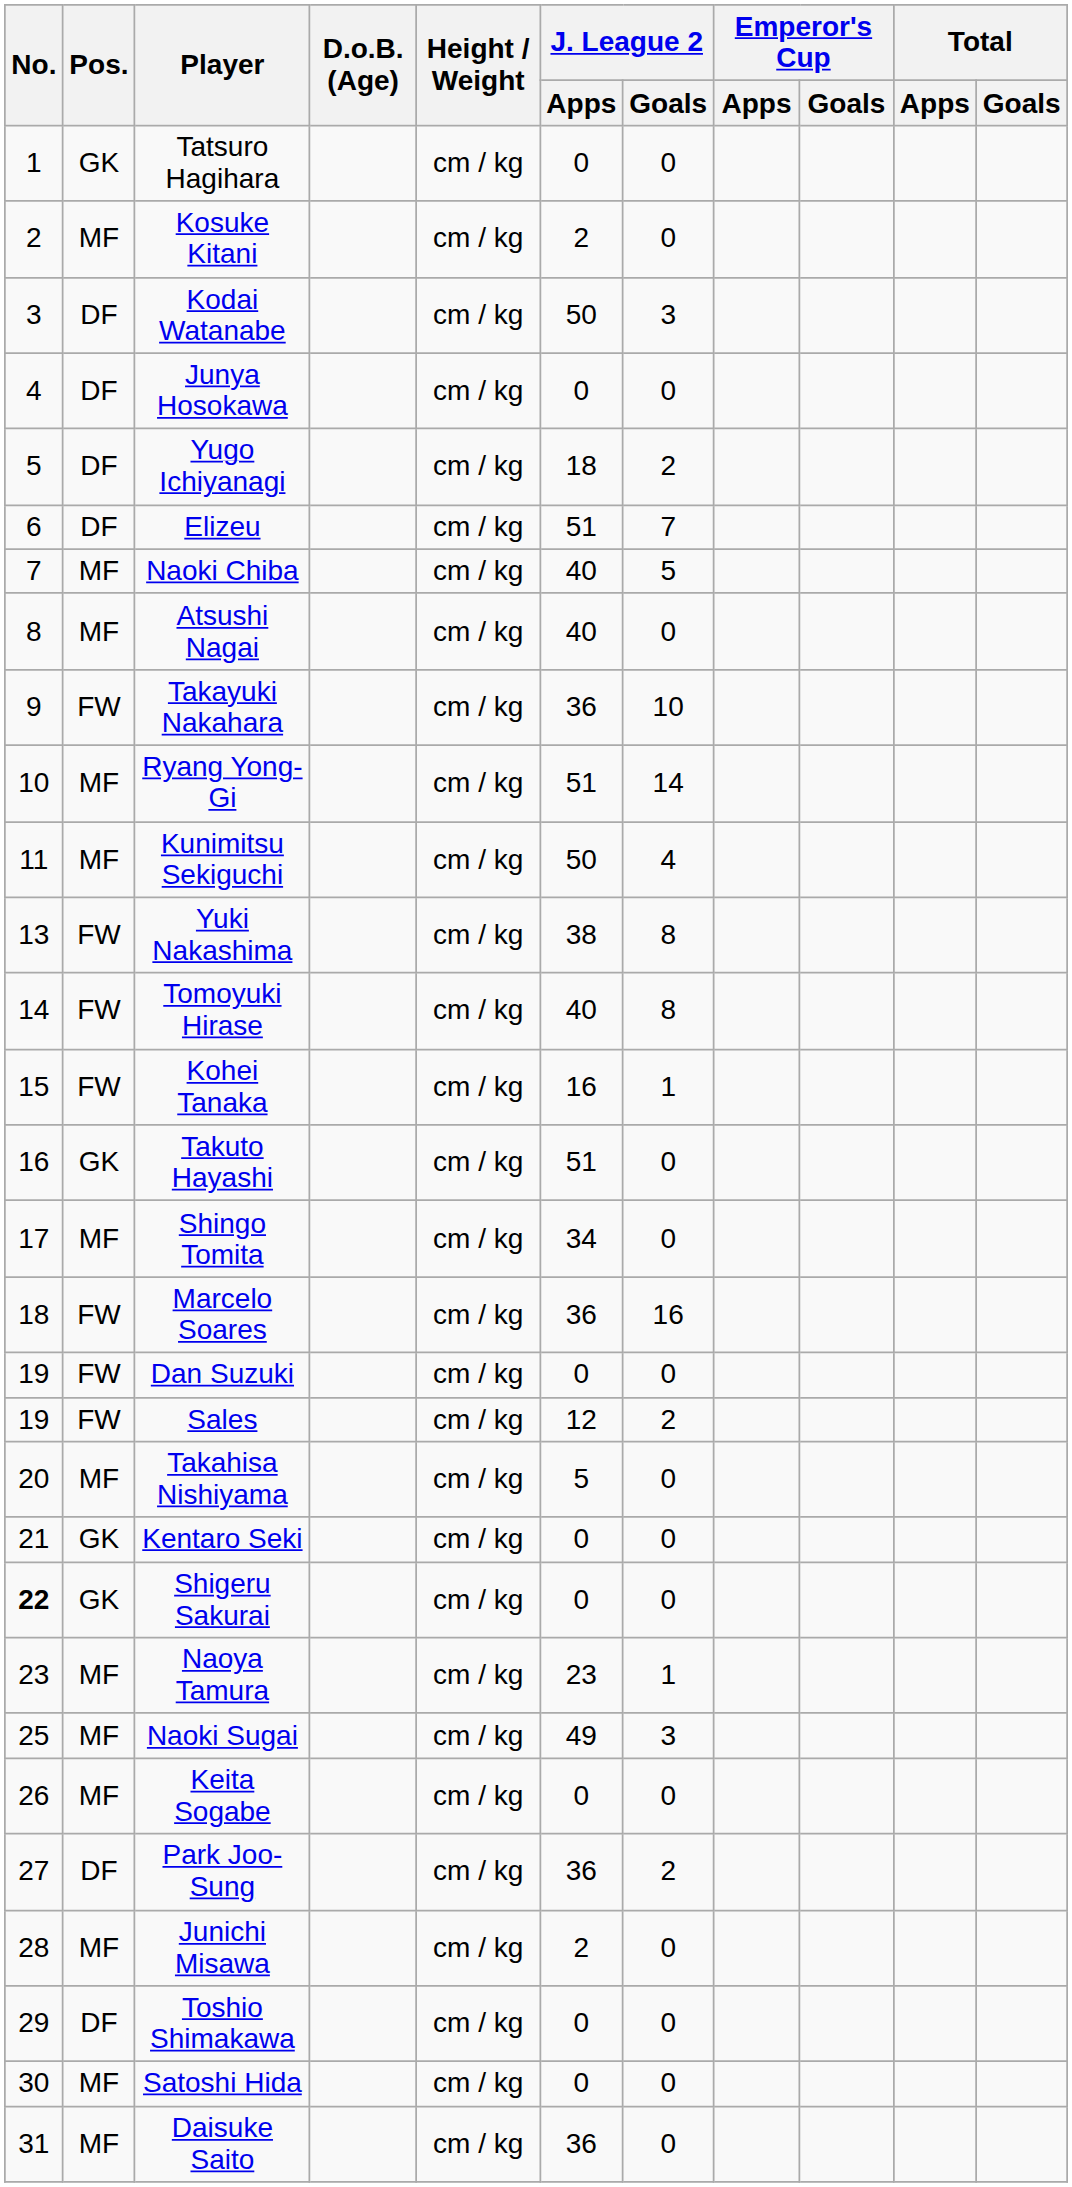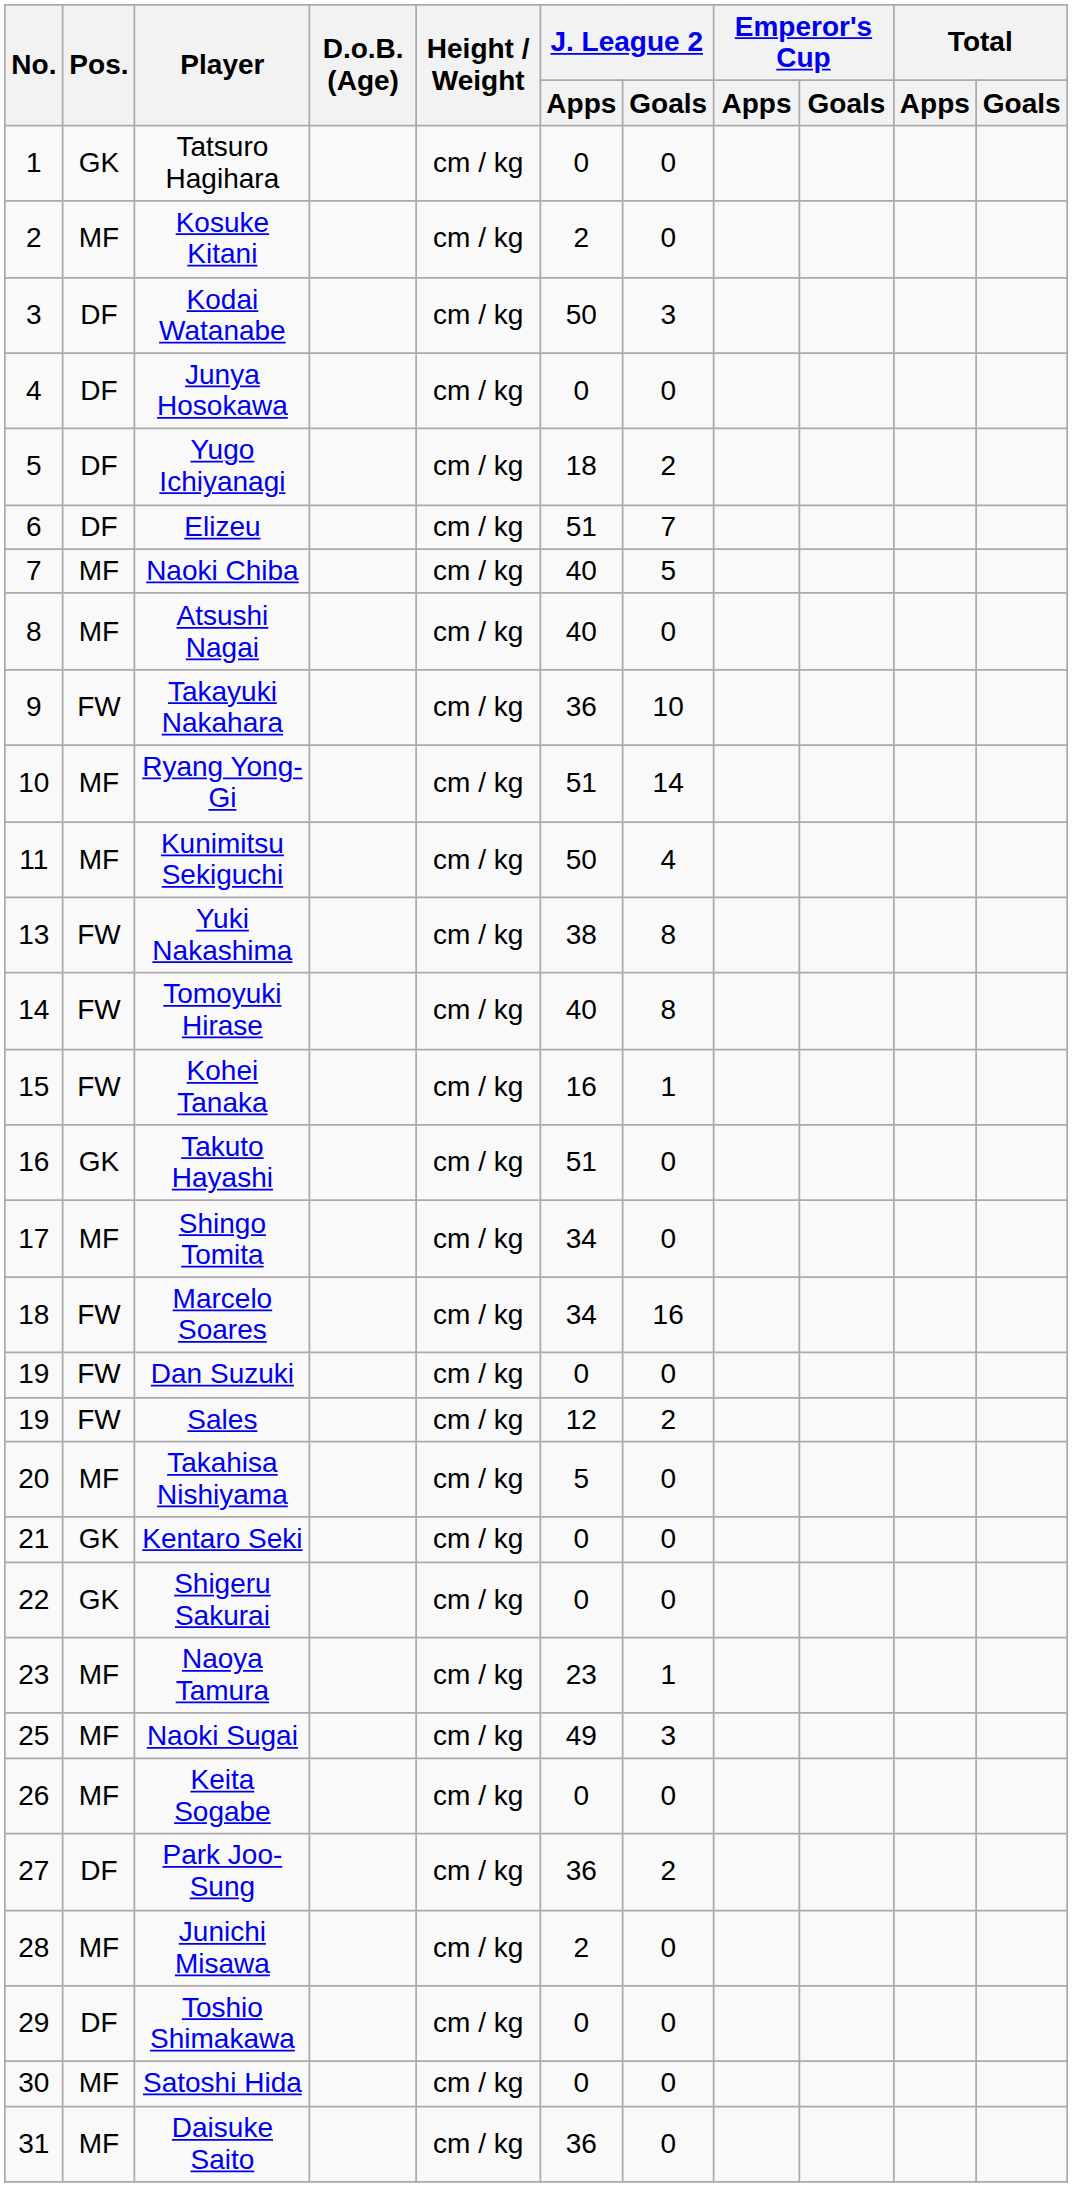(581, 1314) 36 -> (581, 1314) 34
(34, 1599) bold -> (34, 1599) normal
